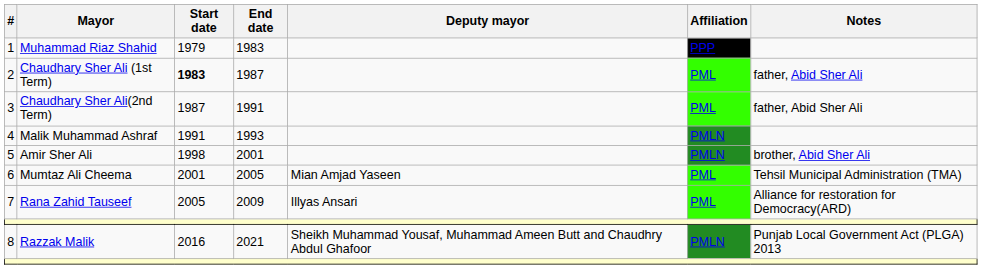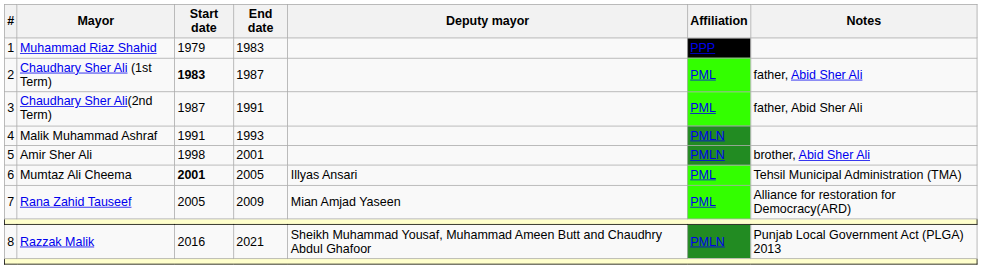(191, 175) normal -> (191, 175) bold
(346, 175) Mian Amjad Yaseen -> (324, 175) Illyas Ansari
(324, 202) Illyas Ansari -> (346, 202) Mian Amjad Yaseen
